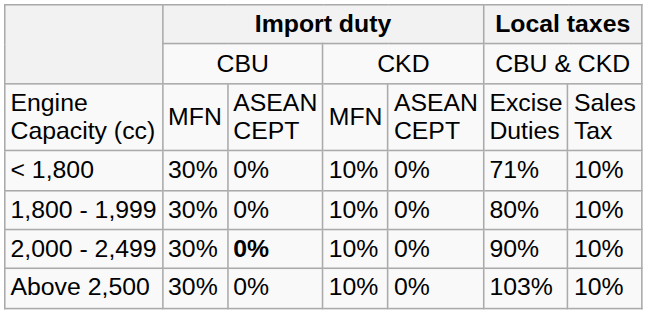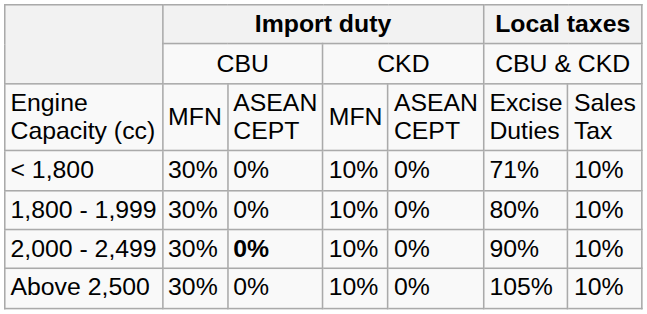(521, 288) 103% -> (521, 288) 105%
